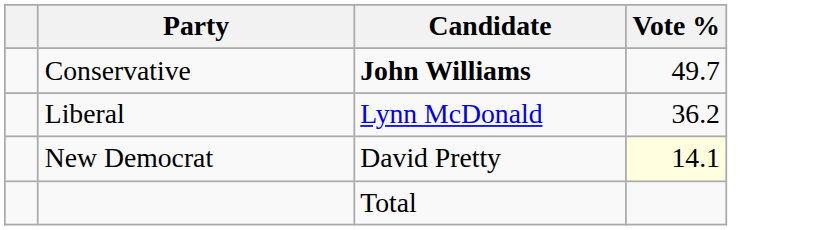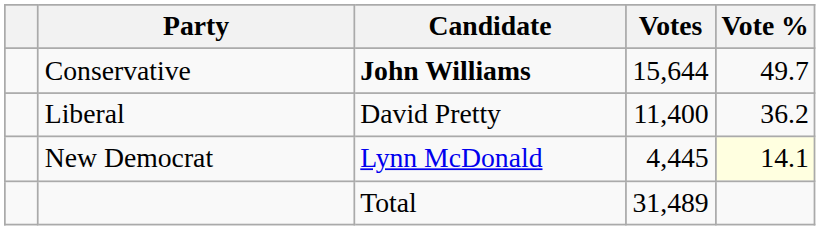+ column: (671, 26)
(451, 114) Lynn McDonald -> (431, 114) David Pretty
(431, 158) David Pretty -> (451, 158) Lynn McDonald
